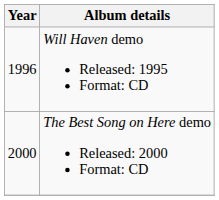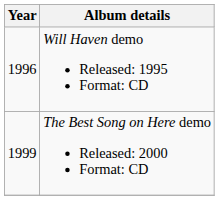(22, 153) 2000 -> (22, 153) 1999
